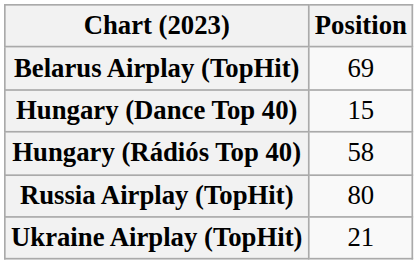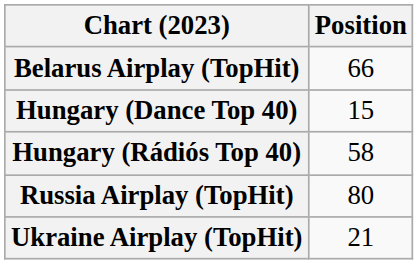(361, 68) 69 -> (361, 68) 66
